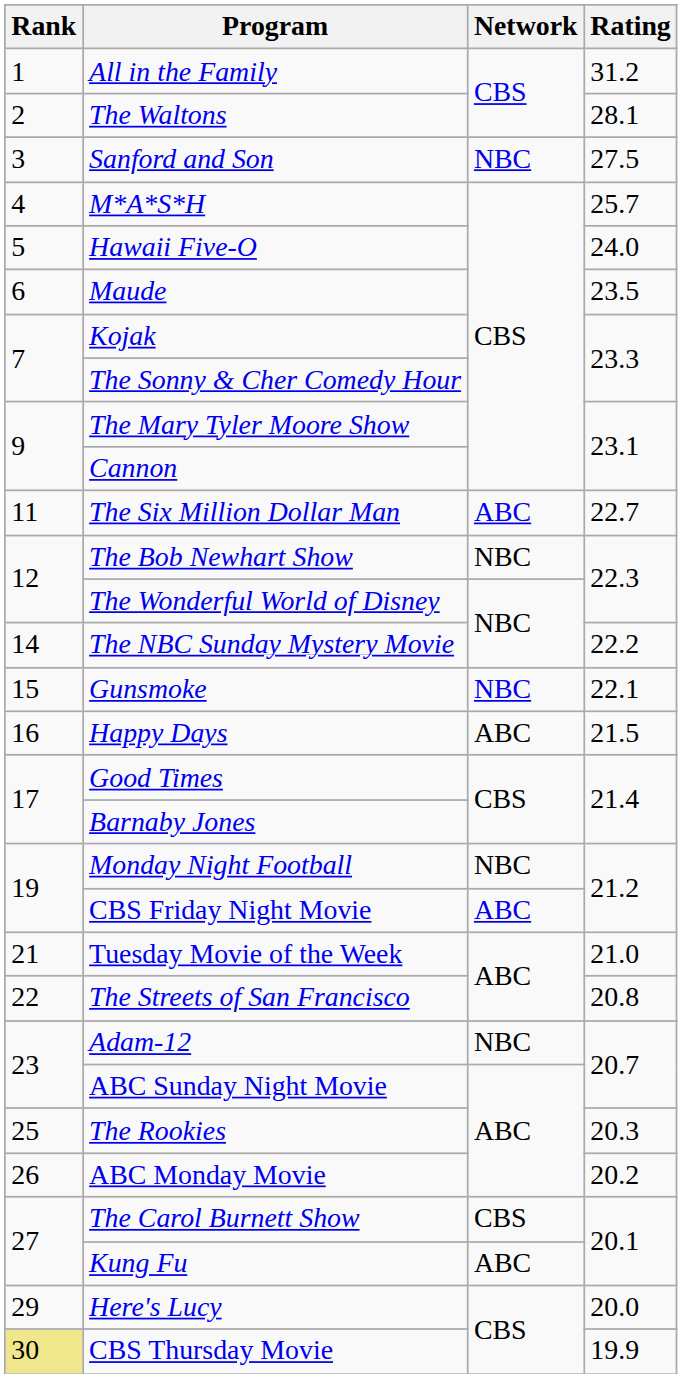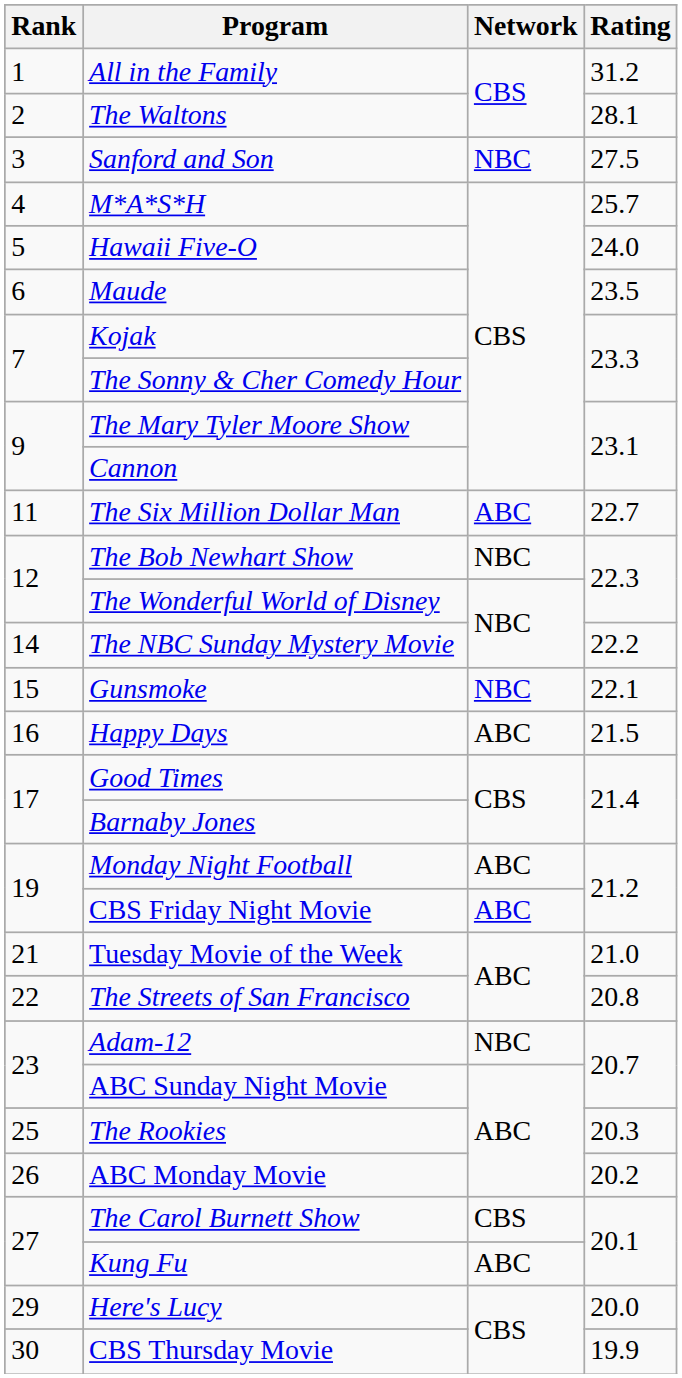(503, 865) NBC -> (503, 865) ABC
(25, 1351) khaki background -> (25, 1351) no background
